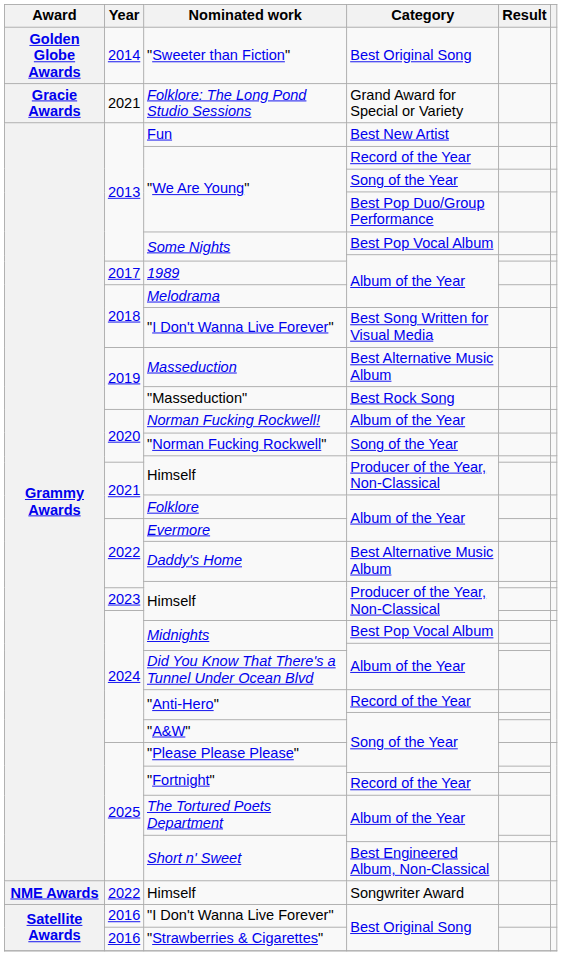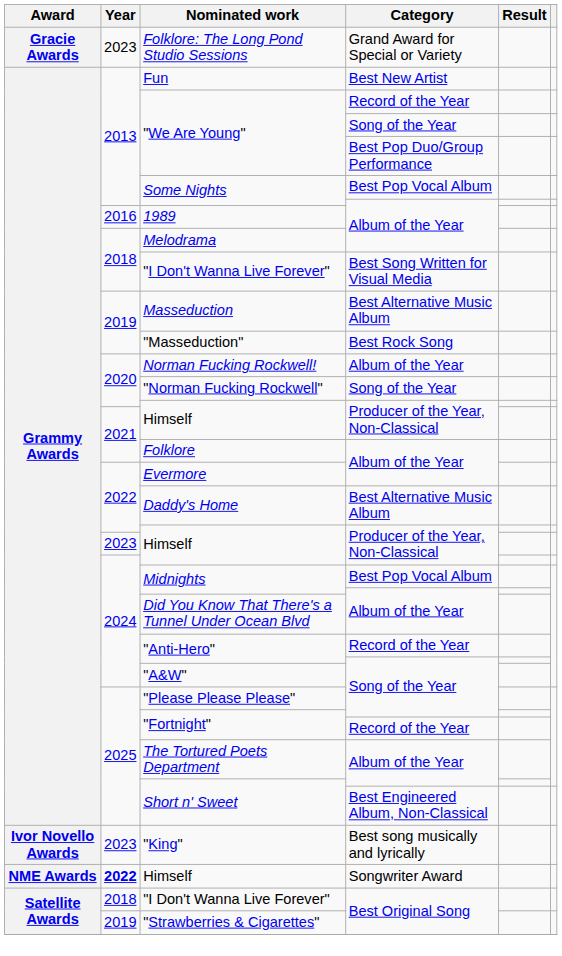- row: (219, 55)
(124, 103) 2021 -> (120, 47) 2023
(124, 273) 2017 -> (120, 217) 2016
+ row: (163, 845)
(124, 892) normal -> (120, 876) bold
(124, 915) 2016 -> (120, 899) 2018
(124, 938) 2016 -> (120, 922) 2019
